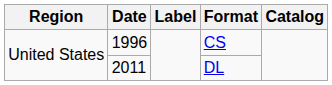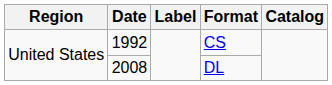(129, 42) 1996 -> (129, 42) 1992
(129, 67) 2011 -> (129, 67) 2008
